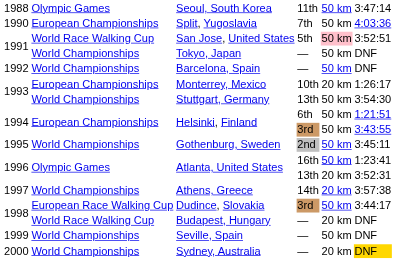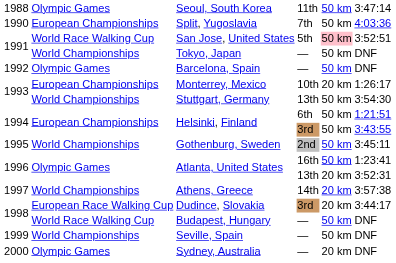(85, 69) World Championships -> (71, 69) Olympic Games
(337, 205) 50 km -> (337, 205) 20 km
(337, 220) 20 km -> (337, 220) 50 km
(85, 251) World Championships -> (71, 251) Olympic Games
(366, 251) gold background -> (366, 251) no background
